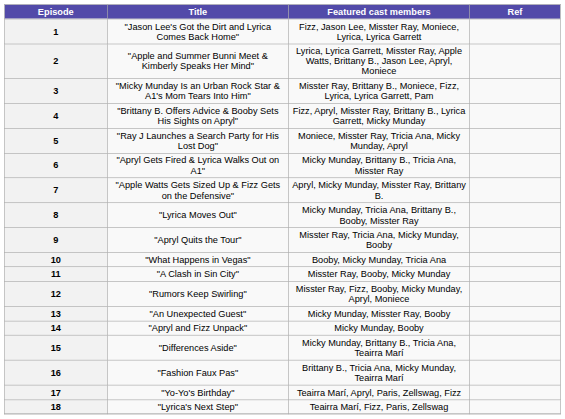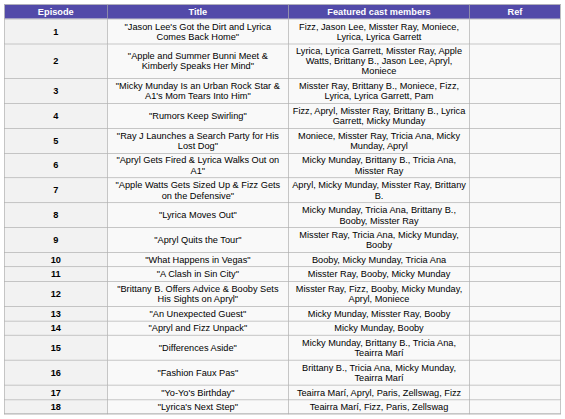(198, 116) "Brittany B. Offers Advice & Booby Sets His Sights on Apryl" -> (198, 116) "Rumors Keep Swirling"
(198, 294) "Rumors Keep Swirling" -> (198, 294) "Brittany B. Offers Advice & Booby Sets His Sights on Apryl"
